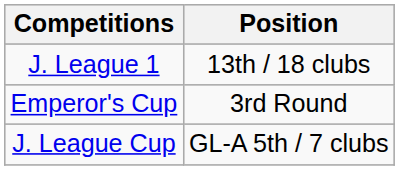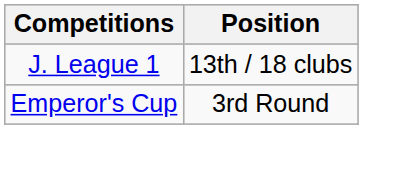- row: (94, 143)
